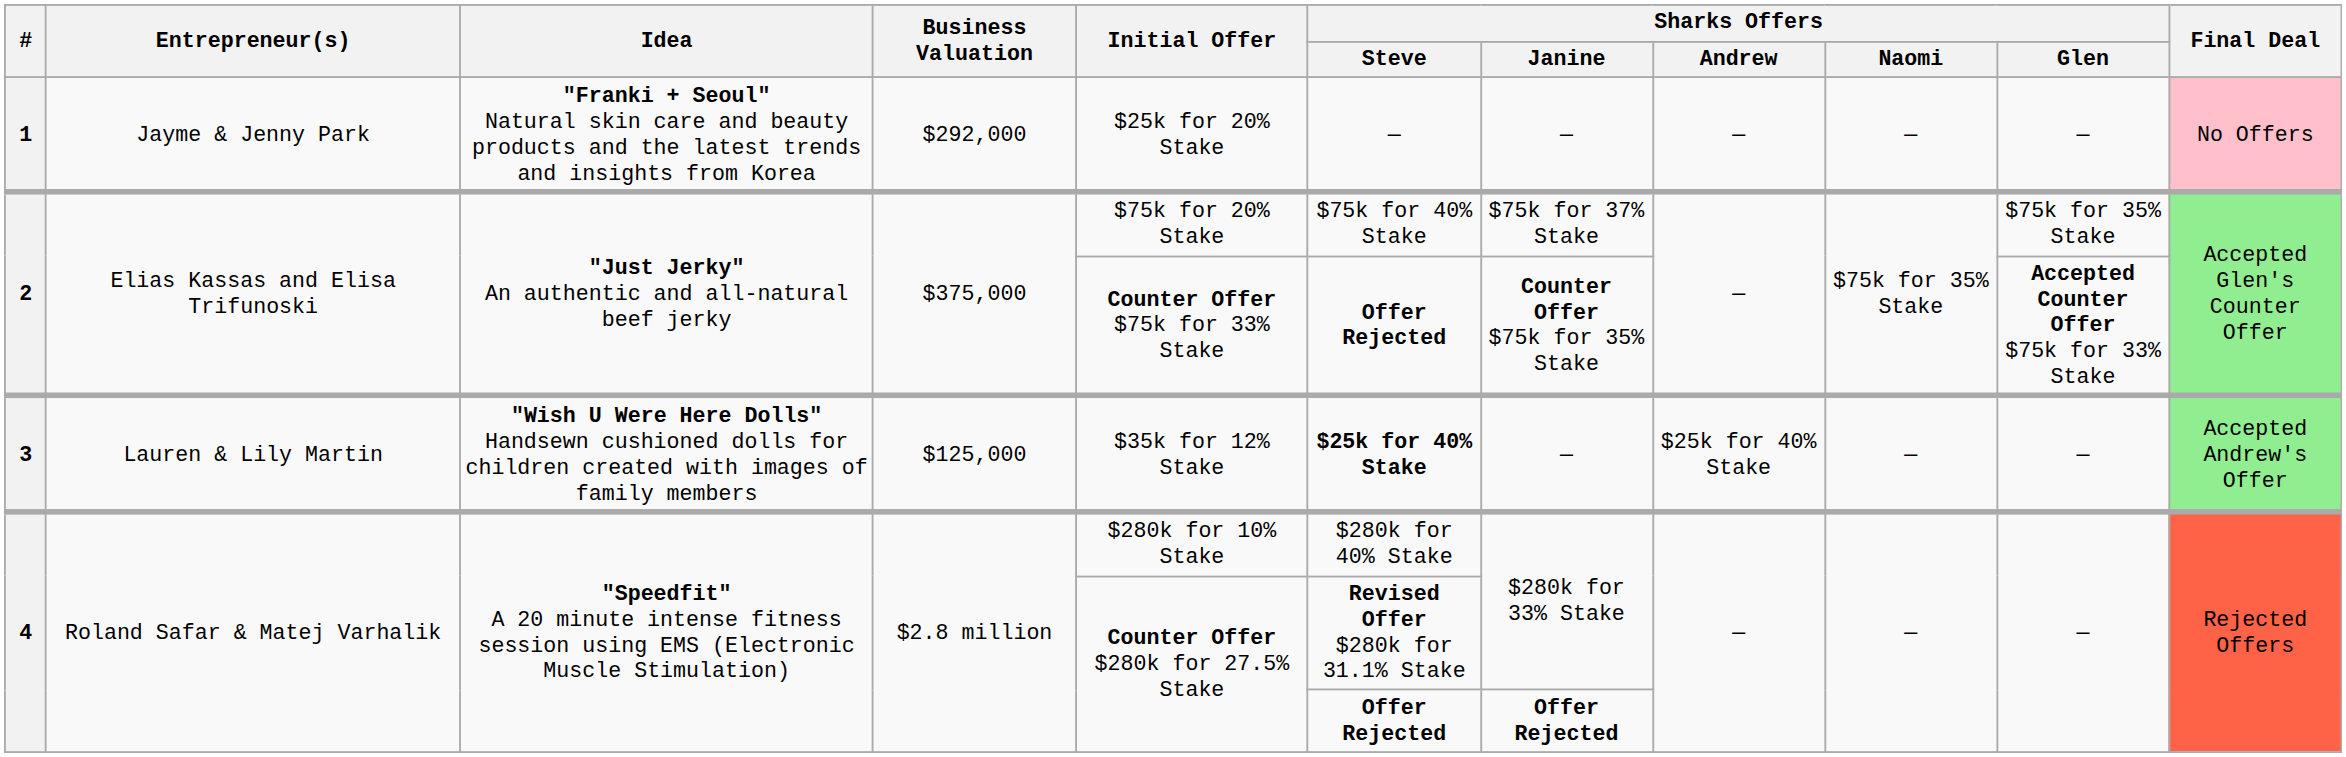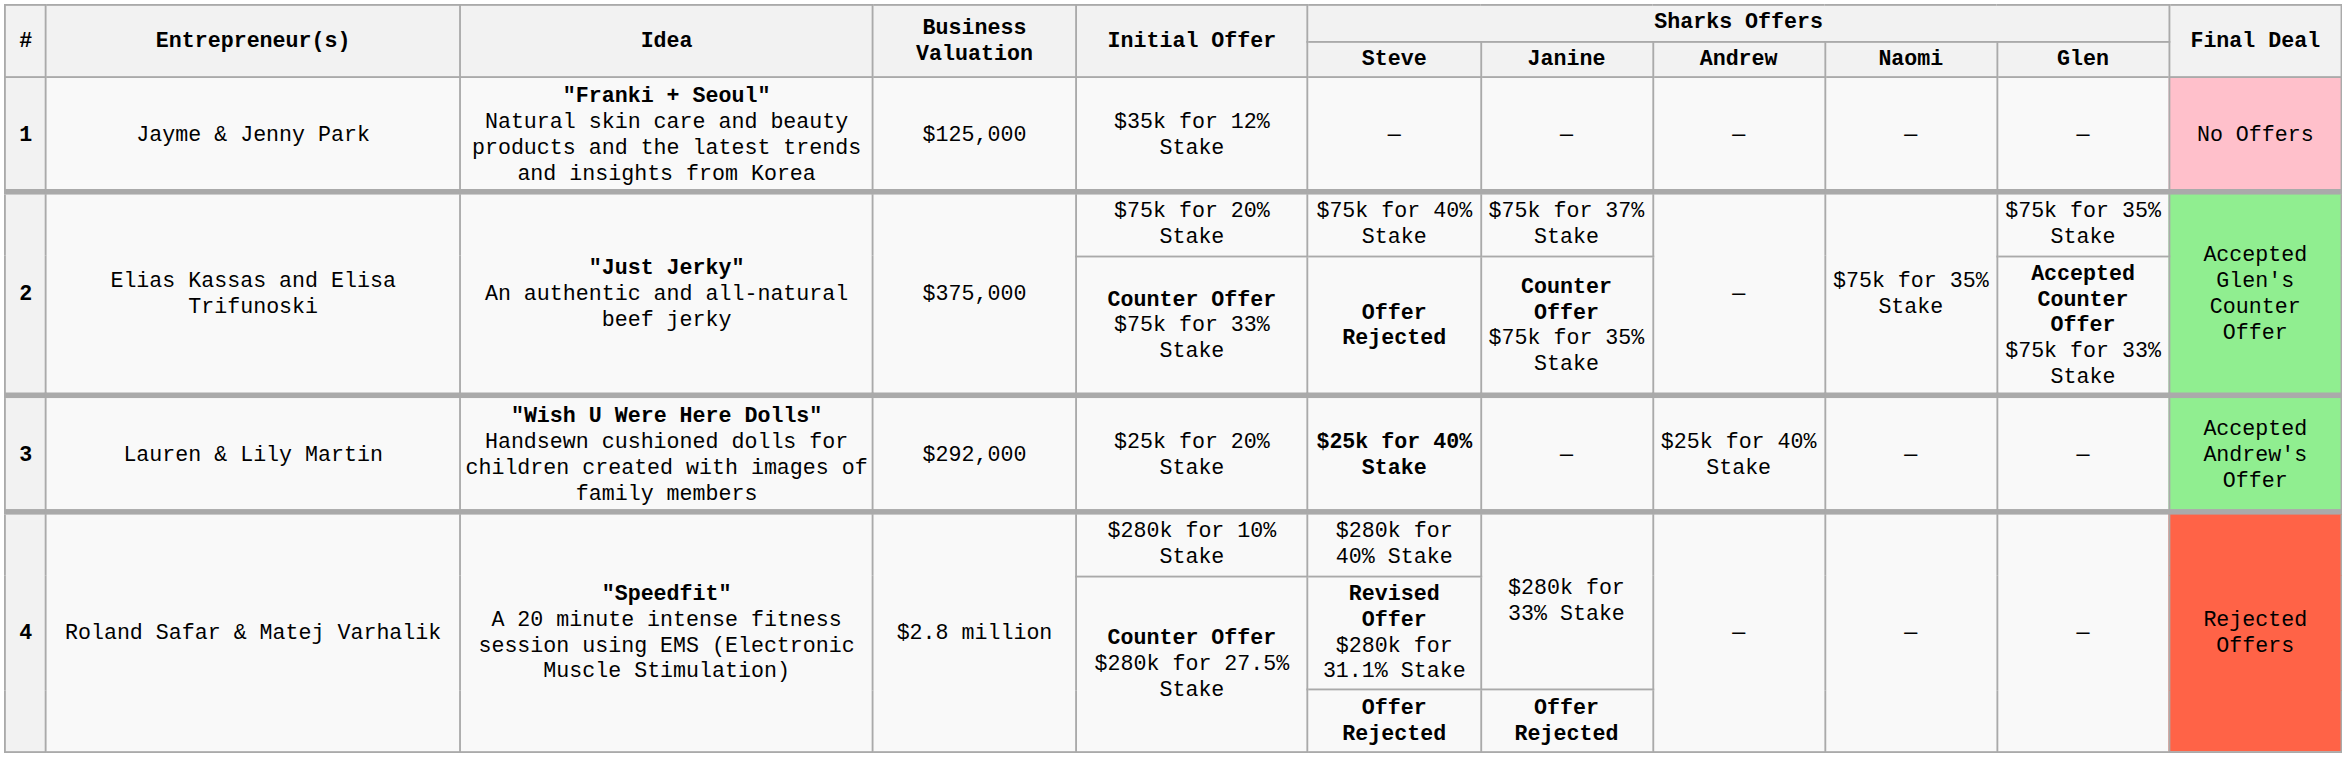(974, 134) $292,000 -> (974, 134) $125,000
(1192, 134) $25k for 20% Stake -> (1192, 134) $35k for 12% Stake
(974, 454) $125,000 -> (974, 454) $292,000
(1192, 454) $35k for 12% Stake -> (1192, 454) $25k for 20% Stake
